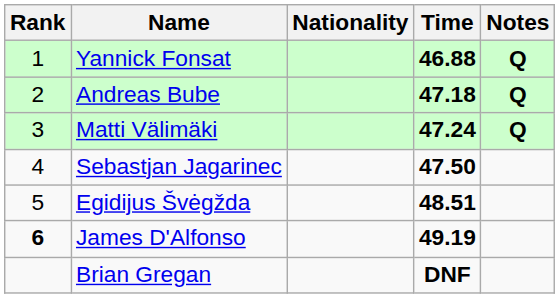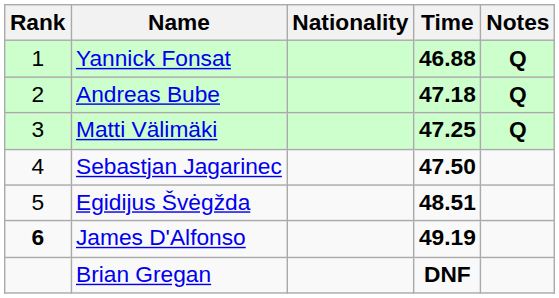(447, 130) 47.24 -> (447, 130) 47.25
